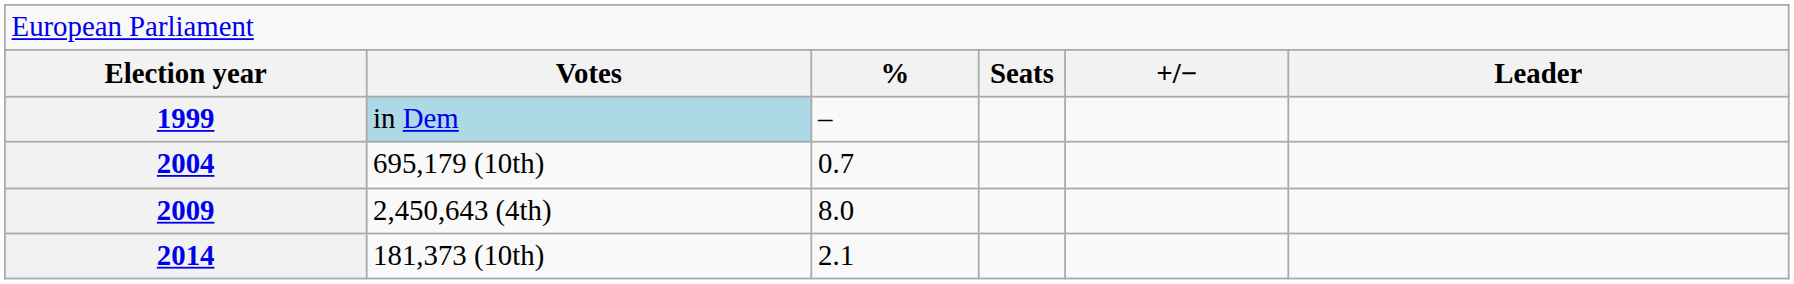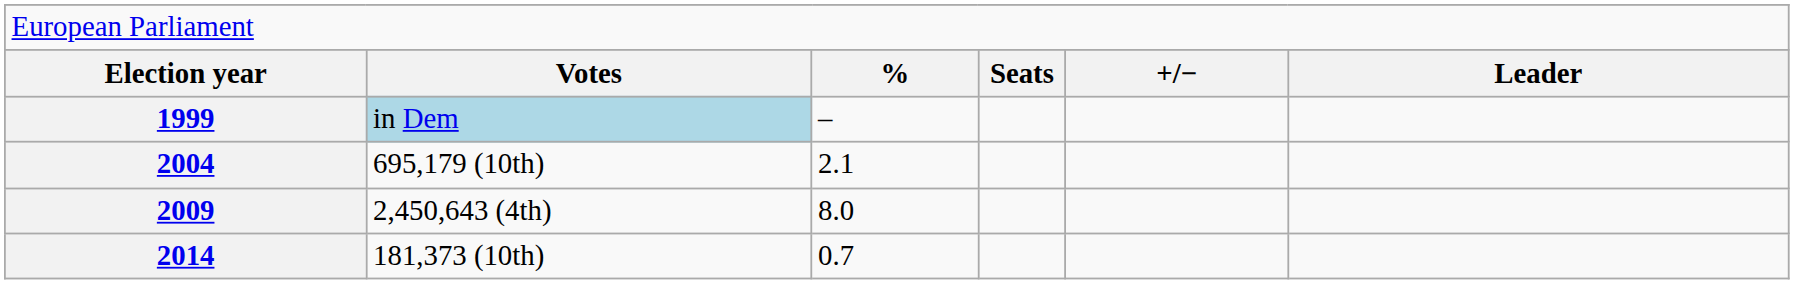(836, 164) 0.7 -> (836, 164) 2.1
(836, 255) 2.1 -> (836, 255) 0.7
